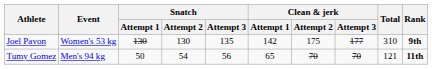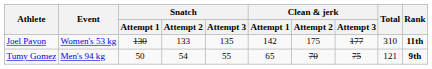(183, 42) 130 -> (183, 42) 133
(415, 42) 9th -> (415, 42) 11th
(227, 57) 56 -> (227, 57) 55
(356, 57) 70 -> (356, 57) 75
(415, 57) 11th -> (415, 57) 9th
